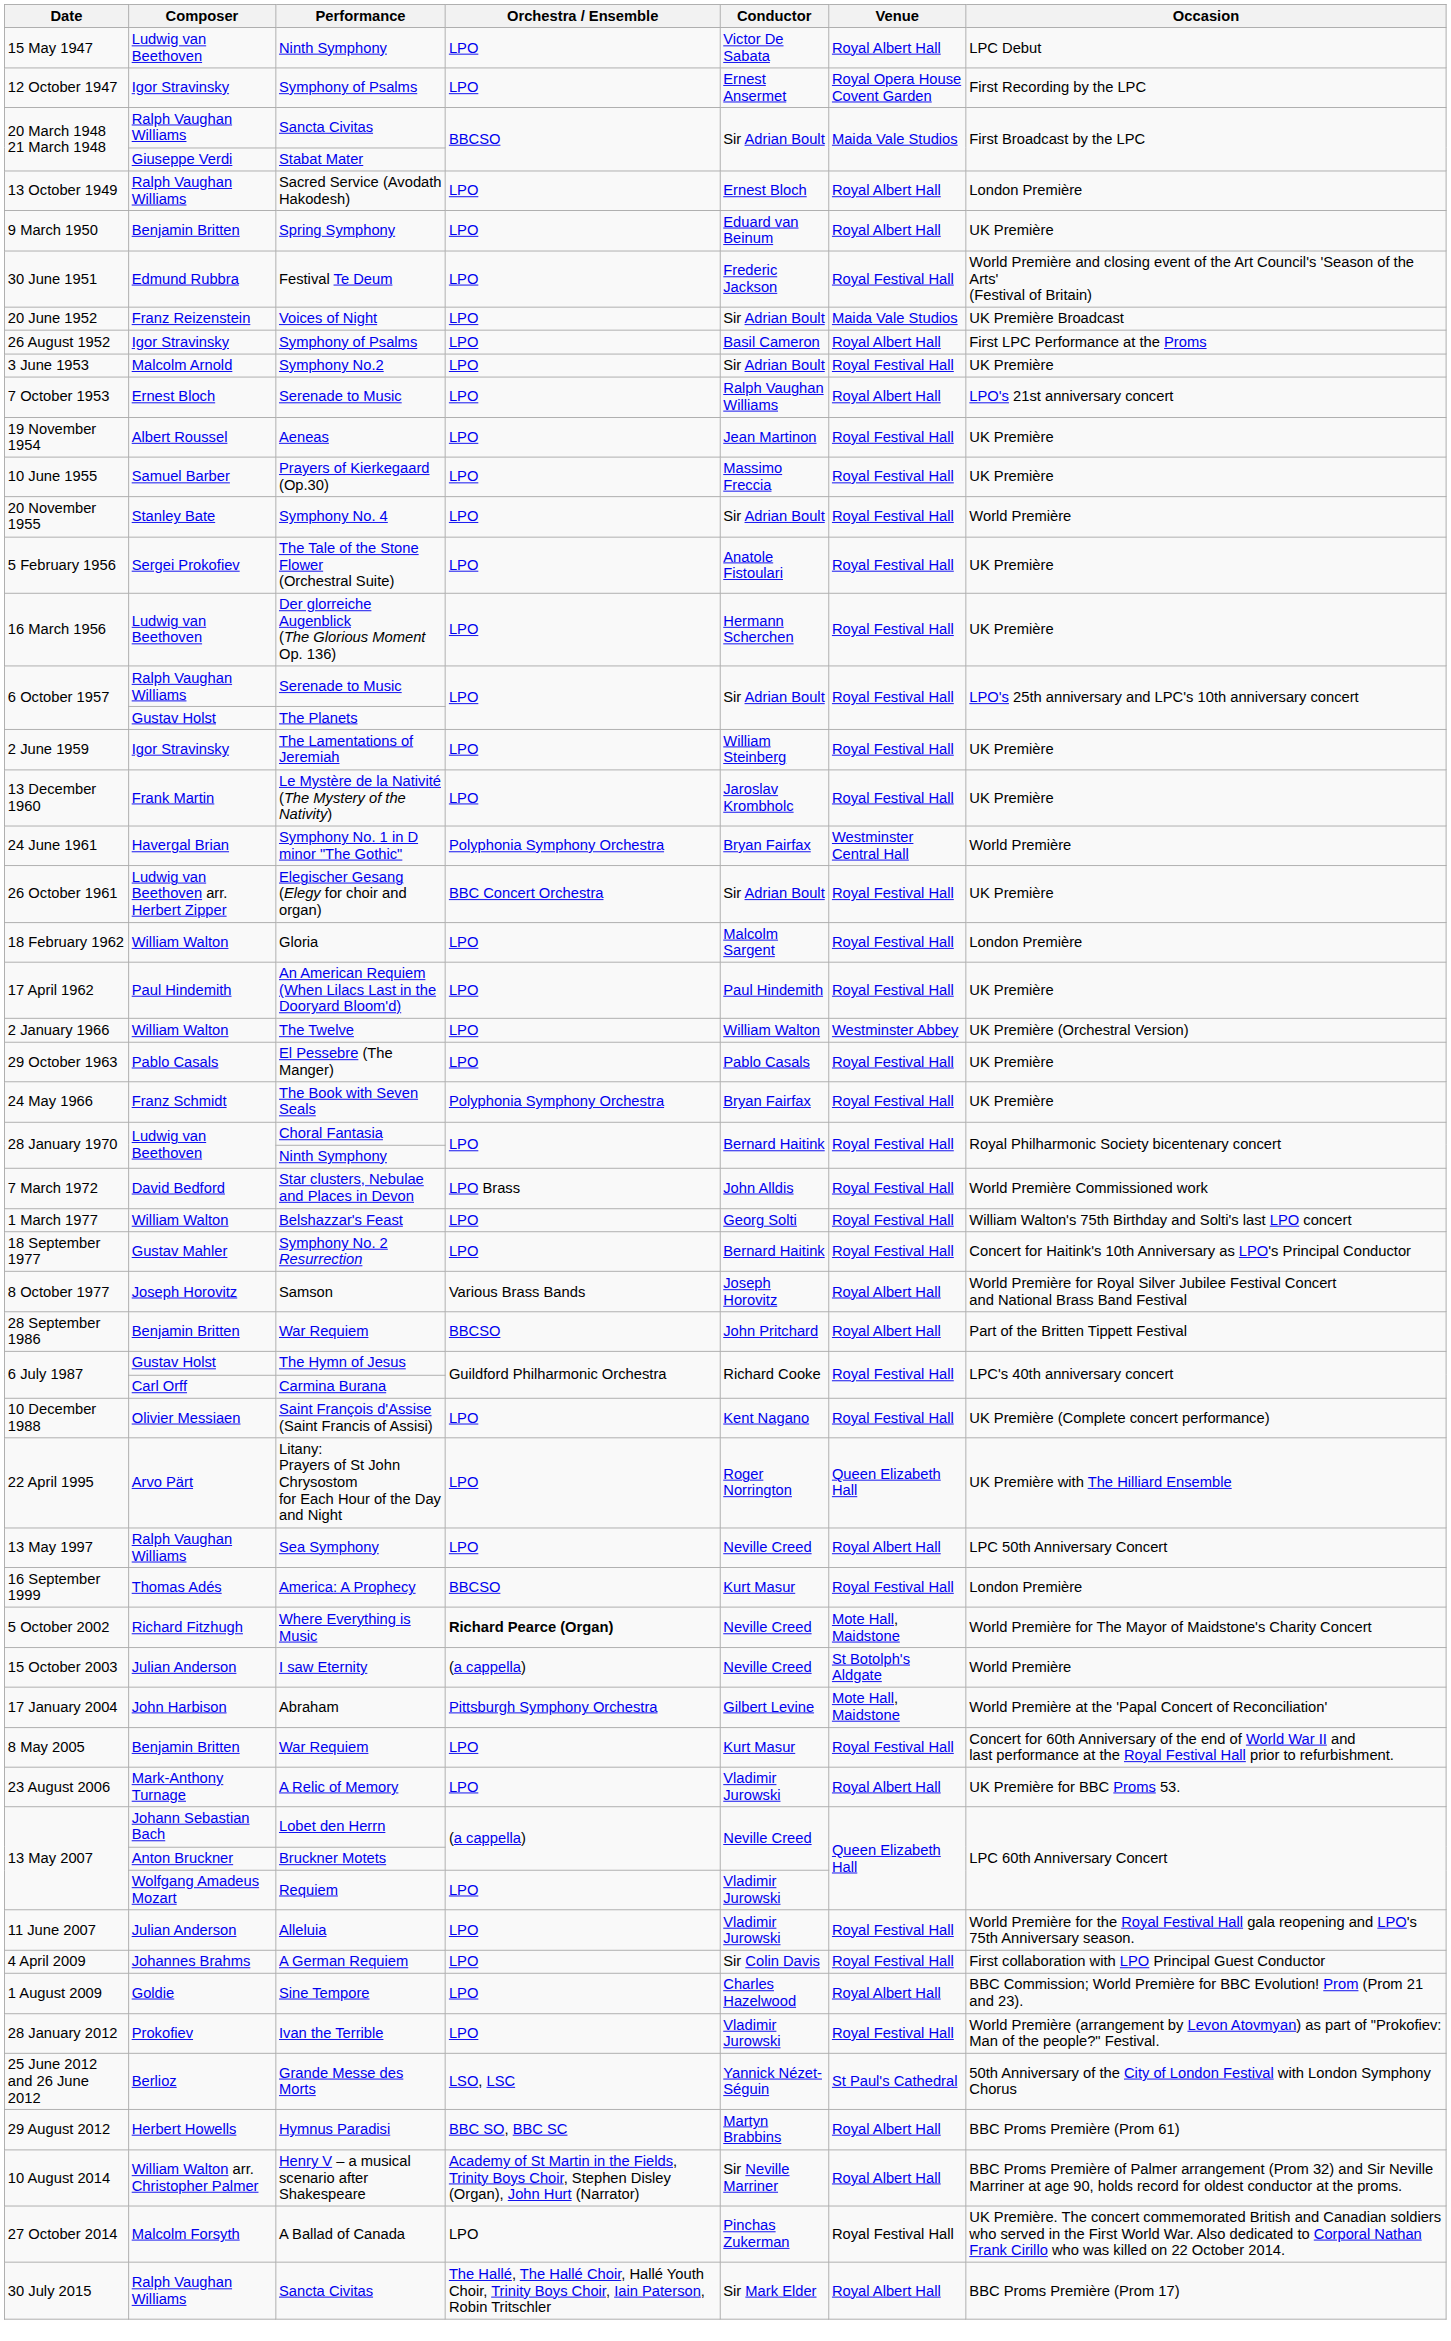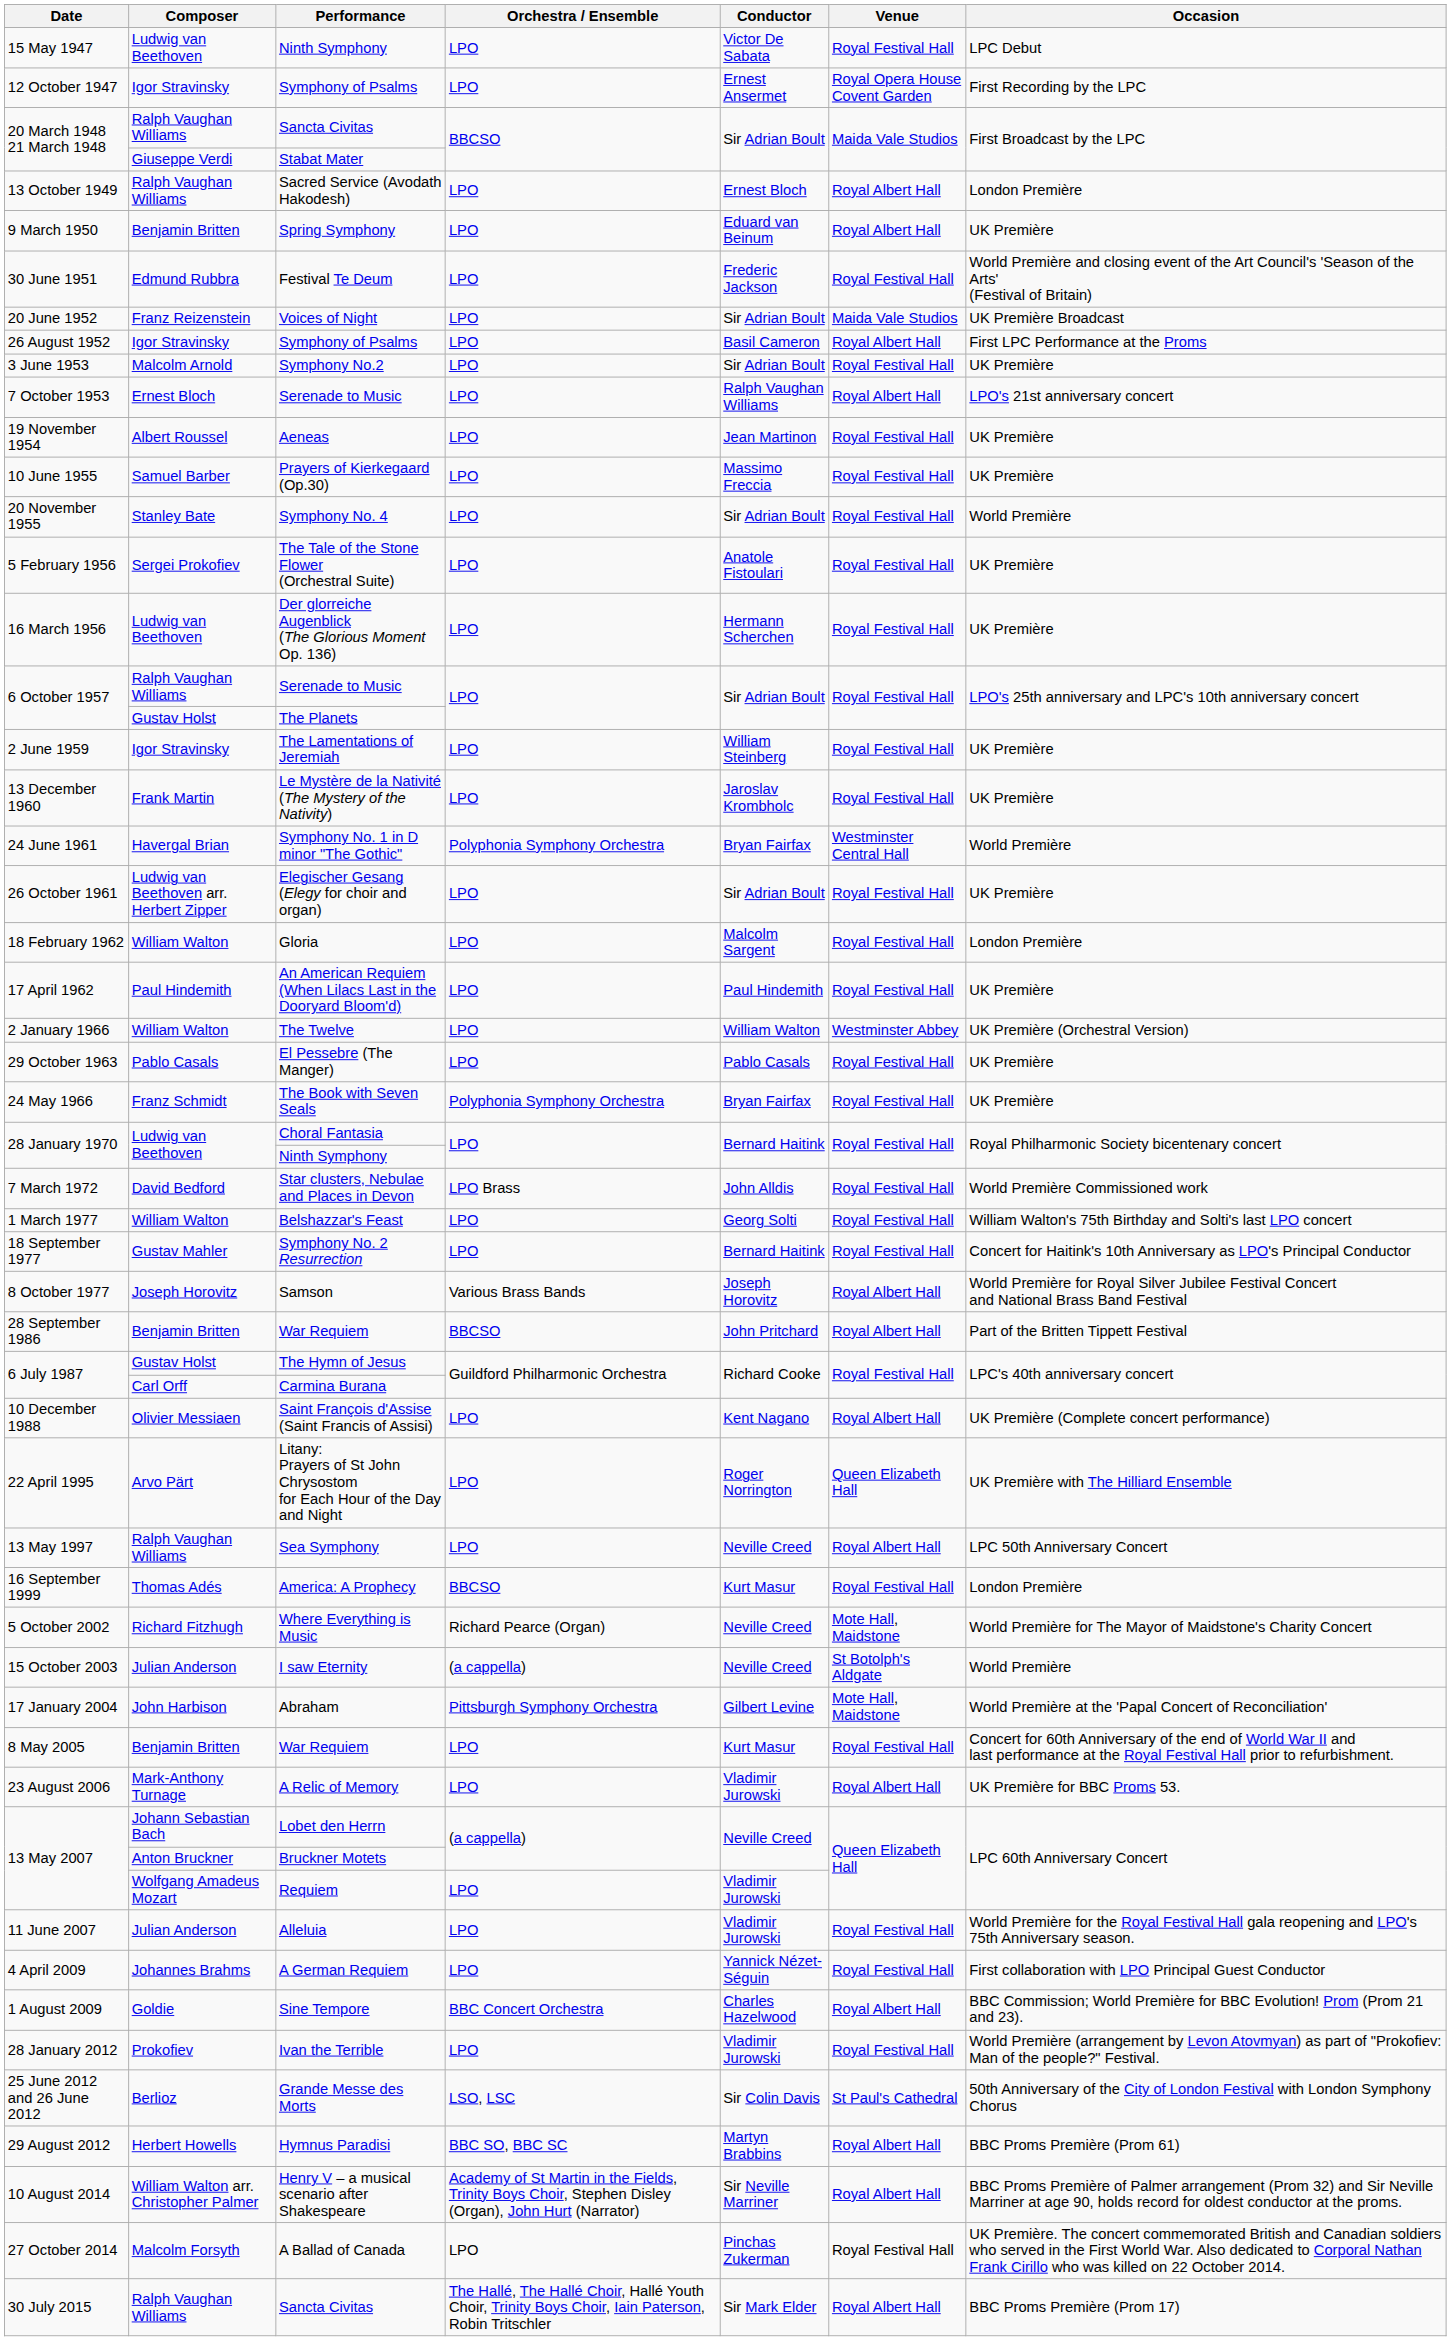(886, 47) Royal Albert Hall -> (893, 47) Royal Festival Hall
(526, 894) BBC Concert Orchestra -> (464, 894) LPO
(893, 1418) Royal Festival Hall -> (886, 1418) Royal Albert Hall
(531, 1627) bold -> (527, 1627) normal
(772, 1961) Sir Colin Davis -> (773, 1970) Yannick Nézet-Séguin
(464, 1993) LPO -> (526, 2009) BBC Concert Orchestra
(773, 2081) Yannick Nézet-Séguin -> (772, 2098) Sir Colin Davis
